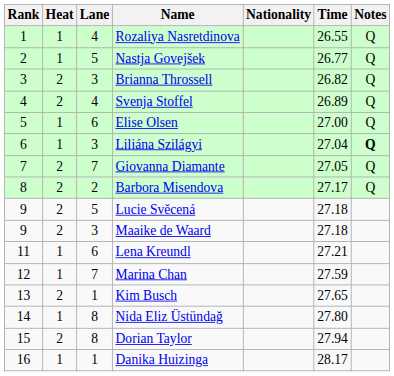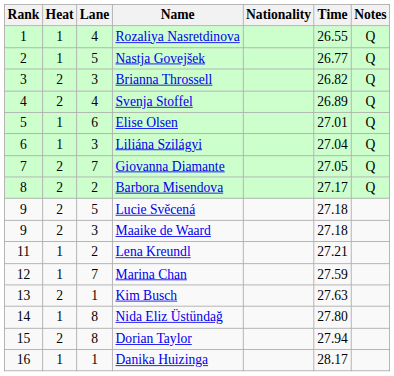(333, 123) 27.00 -> (333, 123) 27.01
(370, 144) bold -> (370, 144) normal
(95, 252) 6 -> (95, 252) 2
(333, 295) 27.65 -> (333, 295) 27.63
